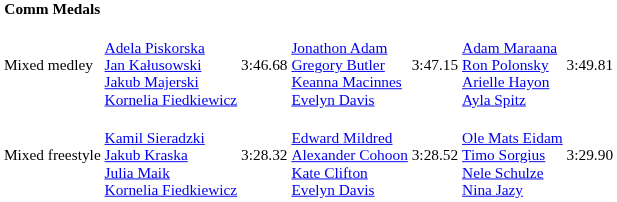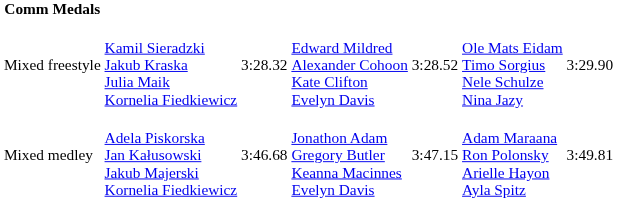rows swapped: (48, 65) <-> (52, 155)
